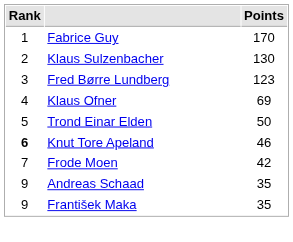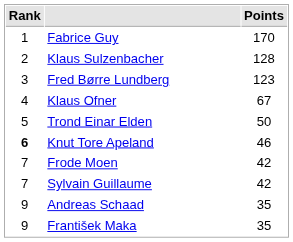(264, 59) 130 -> (264, 59) 128
(264, 100) 69 -> (264, 100) 67
+ row: (100, 184)
